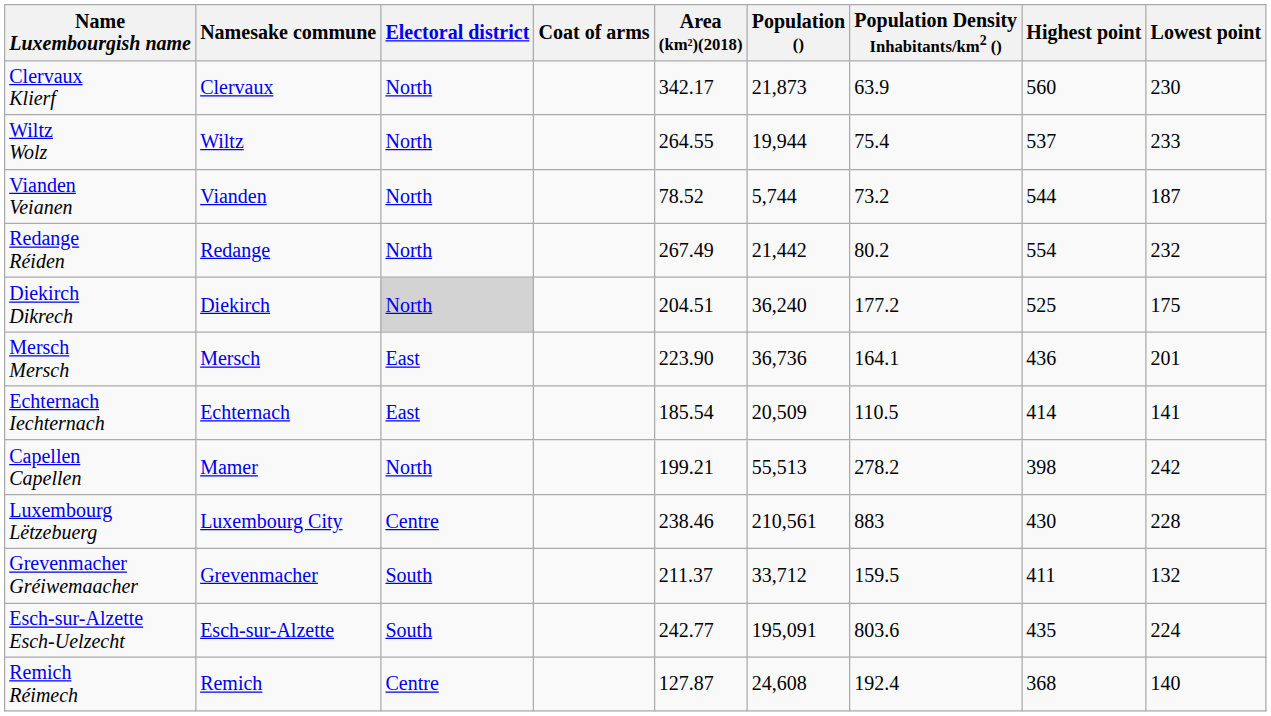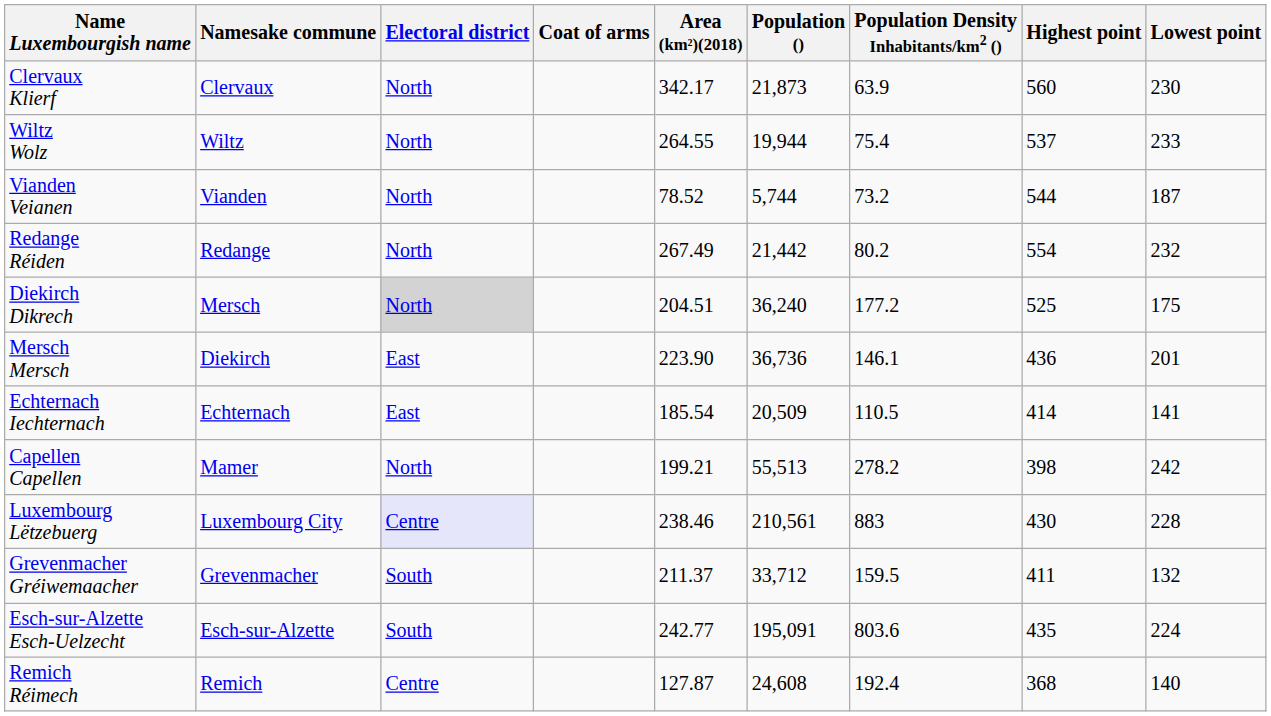(235, 304) Diekirch -> (230, 304) Mersch
(230, 358) Mersch -> (235, 358) Diekirch
(877, 358) 164.1 -> (877, 358) 146.1
(412, 521) no background -> (412, 521) lavender background
